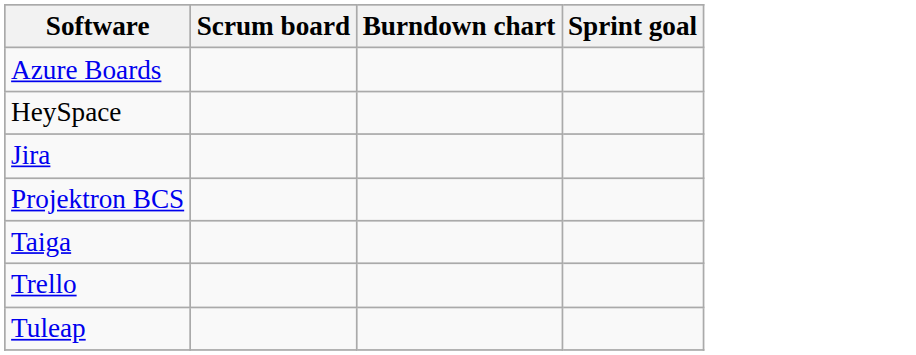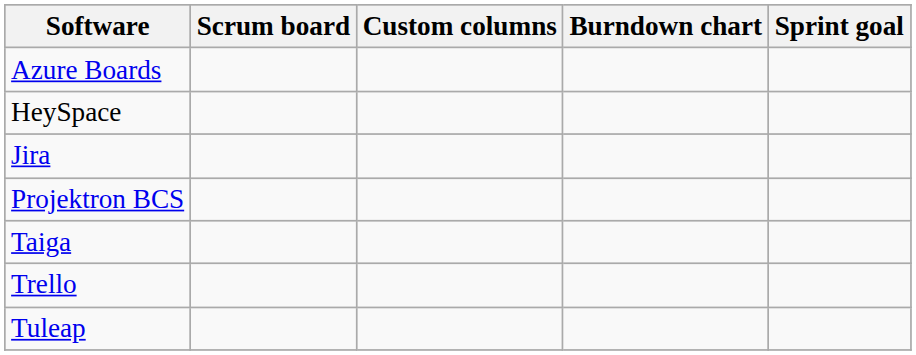+ column: (460, 26)
